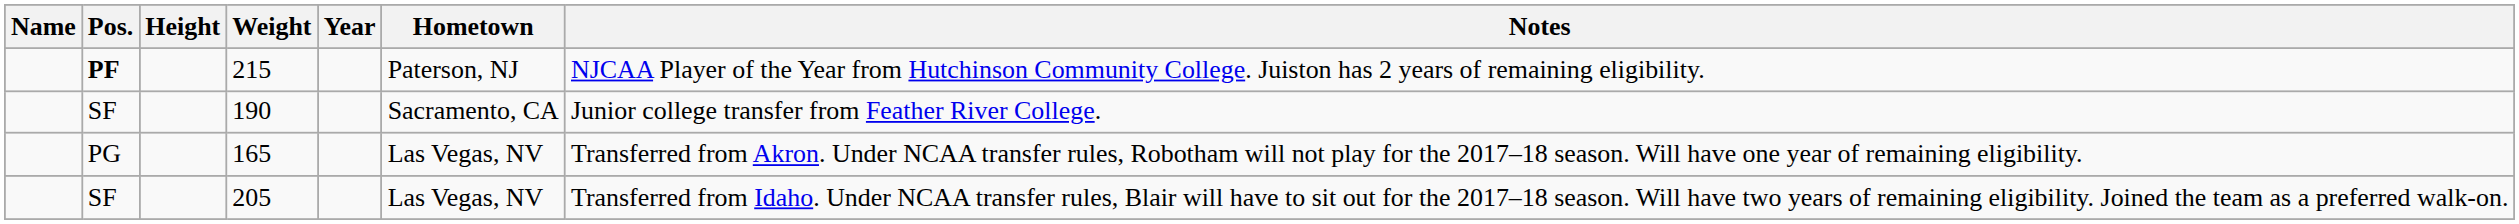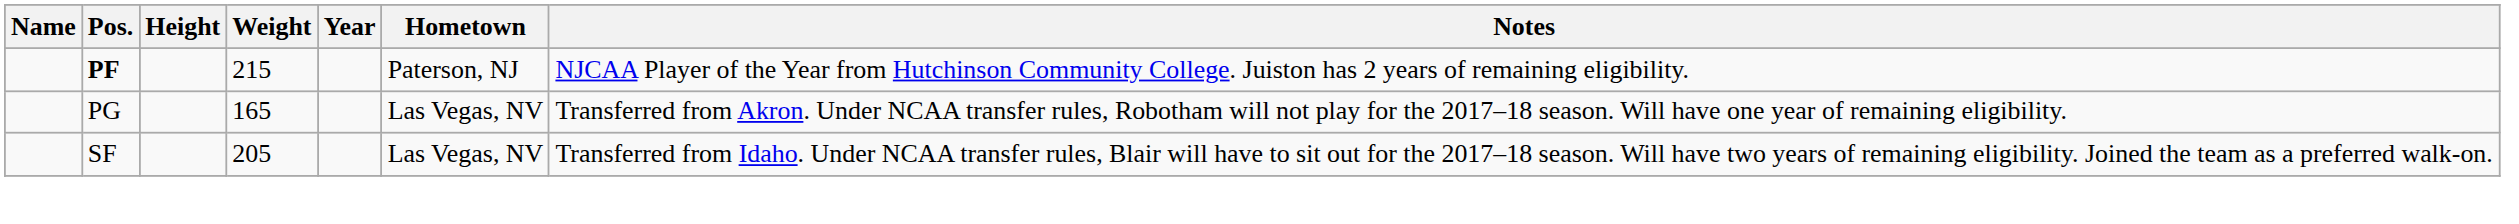- row: (252, 111)
